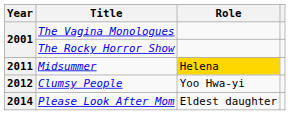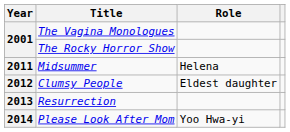(199, 66) gold background -> (199, 66) no background
(212, 84) Yoo Hwa-yi -> (228, 84) Eldest daughter
+ row: (77, 101)
(228, 101) Eldest daughter -> (212, 119) Yoo Hwa-yi
